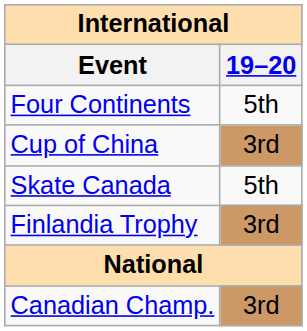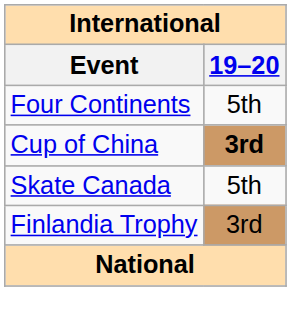(261, 144) normal -> (244, 144) bold
- row: (113, 305)
